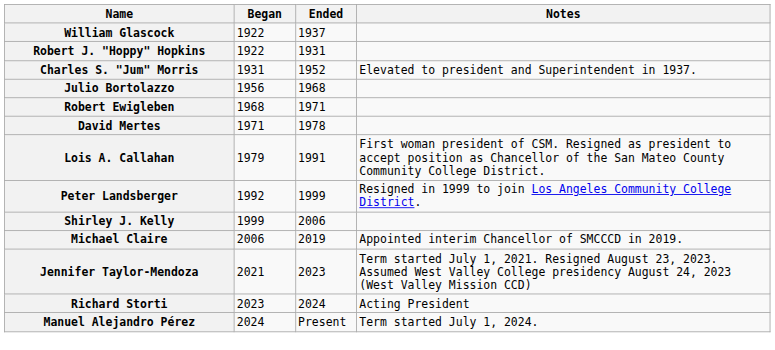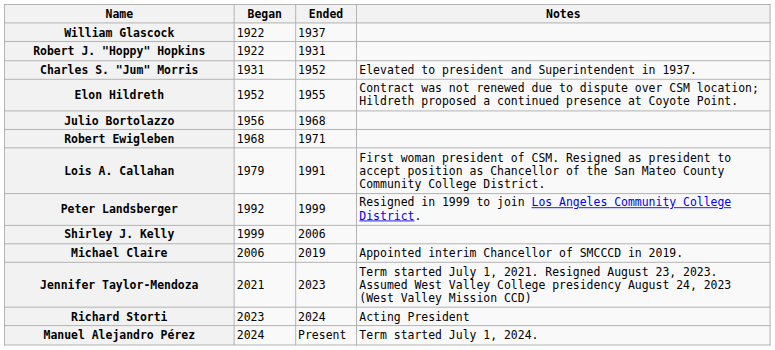+ row: (119, 95)
- row: (119, 126)
